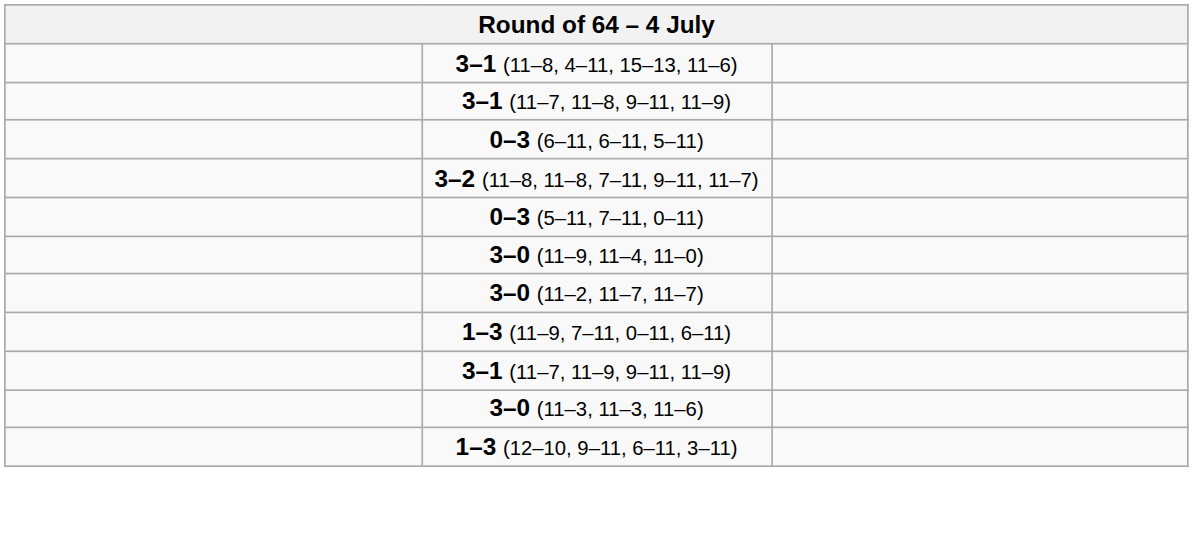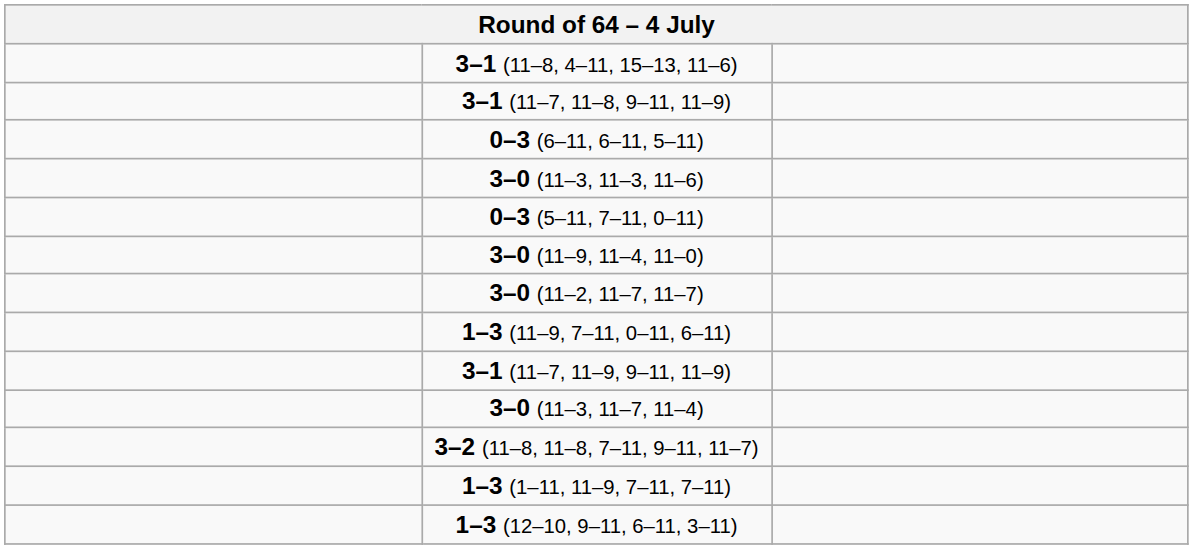rows swapped: (597, 409) <-> (597, 178)
+ row: (597, 409)
+ row: (597, 486)
